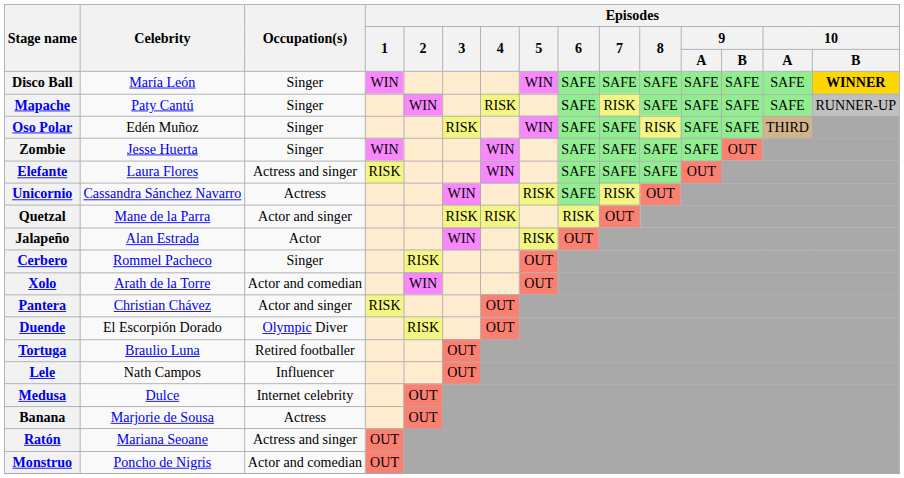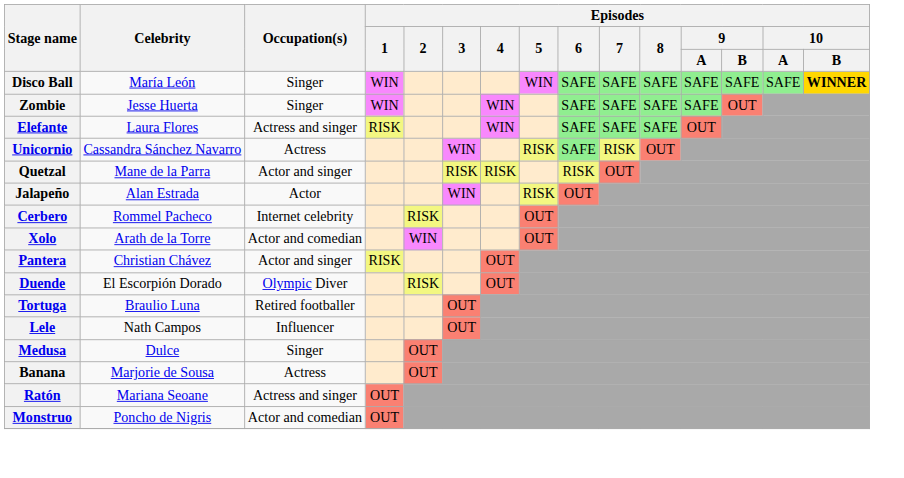- row: (42, 104)
- row: (42, 127)
(305, 261) Singer -> (305, 216) Internet celebrity
(305, 395) Internet celebrity -> (305, 350) Singer
